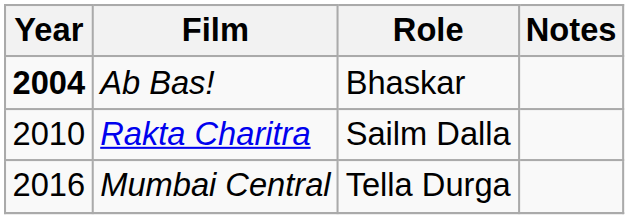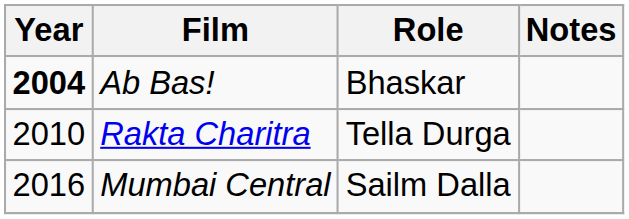(428, 133) Sailm Dalla -> (428, 133) Tella Durga
(428, 185) Tella Durga -> (428, 185) Sailm Dalla
